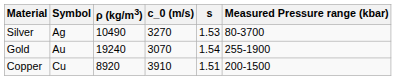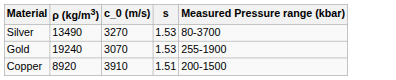- column: (72, 14)
(111, 32) 10490 -> (67, 32) 13490
(209, 49) 1.54 -> (166, 49) 1.53
